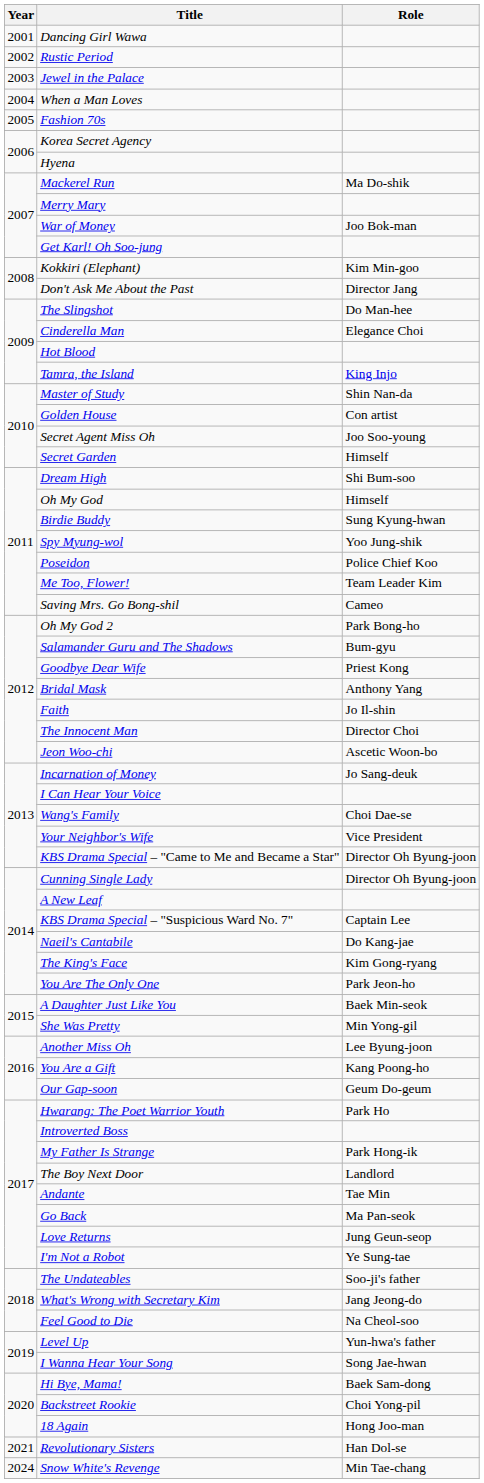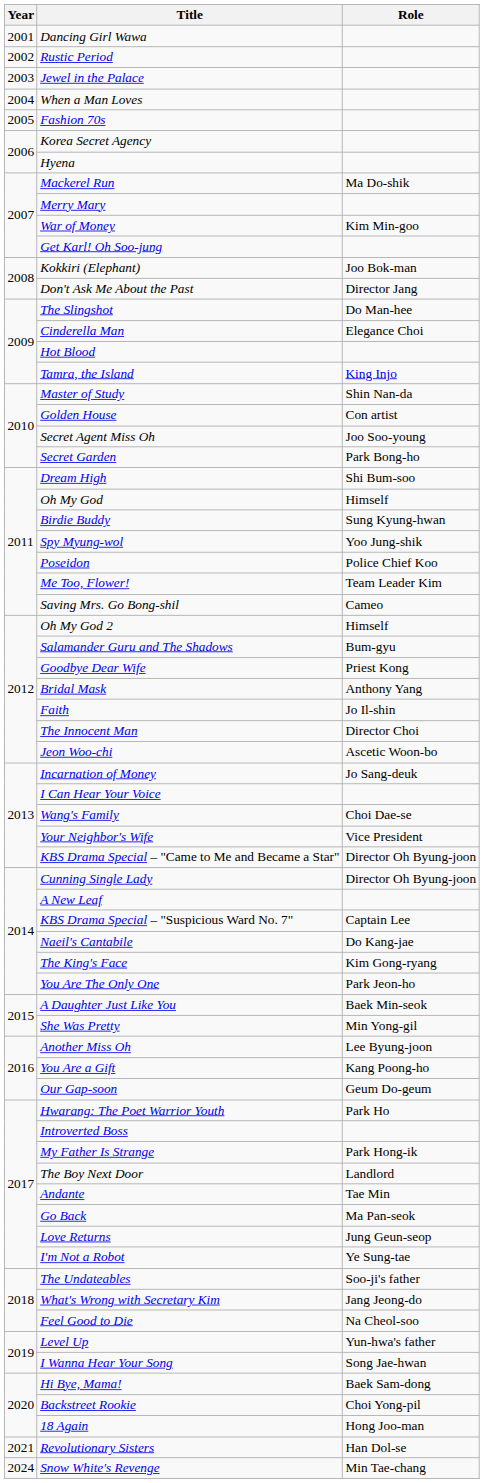(381, 225) Joo Bok-man -> (382, 225) Kim Min-goo
(382, 267) Kim Min-goo -> (381, 267) Joo Bok-man
(367, 457) Himself -> (383, 457) Park Bong-ho
(383, 625) Park Bong-ho -> (367, 625) Himself
